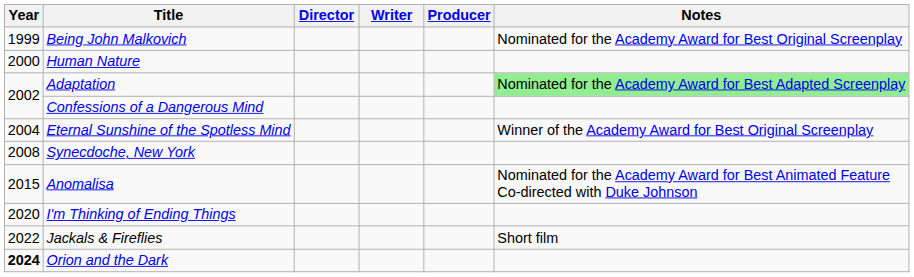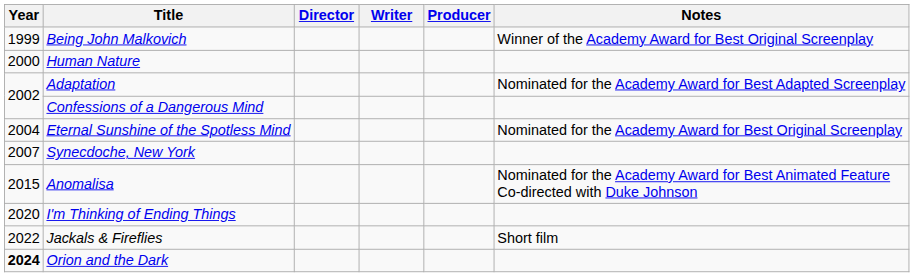(700, 38) Nominated for the Academy Award for Best Original Screenplay -> (685, 38) Winner of the Academy Award for Best Original Screenplay
(701, 84) lightgreen background -> (701, 84) no background
(685, 130) Winner of the Academy Award for Best Original Screenplay -> (700, 130) Nominated for the Academy Award for Best Original Screenplay
(24, 152) 2008 -> (24, 152) 2007
